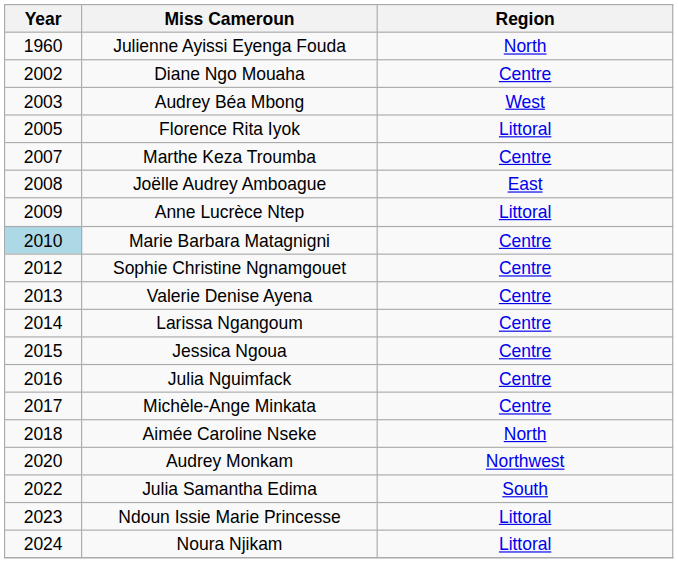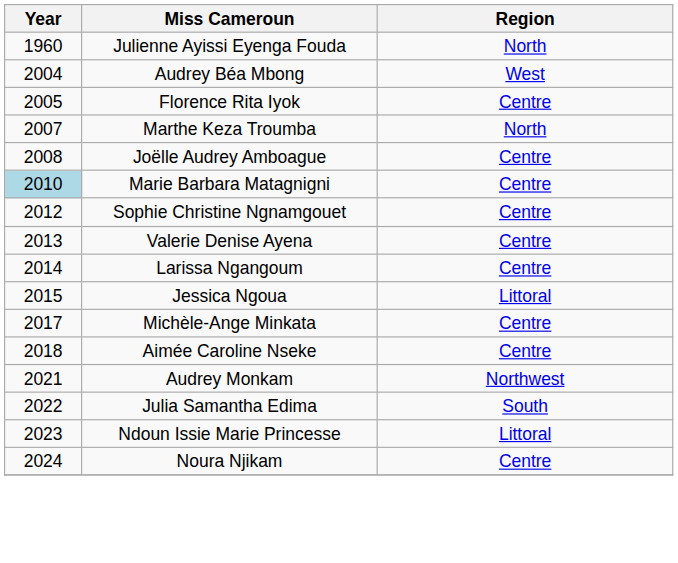- row: (230, 74)
(43, 102) 2003 -> (43, 74) 2004
(525, 129) Littoral -> (525, 102) Centre
(525, 157) Centre -> (525, 129) North
(525, 185) East -> (525, 157) Centre
- row: (230, 212)
(525, 351) Centre -> (525, 295) Littoral
- row: (229, 378)
(525, 434) North -> (525, 351) Centre
(43, 461) 2020 -> (43, 378) 2021
(525, 544) Littoral -> (525, 461) Centre
